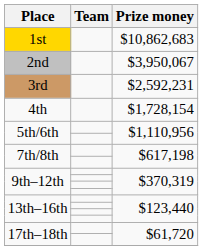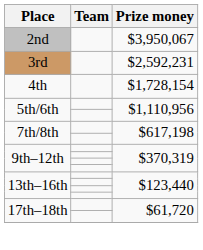- row: (38, 39)
